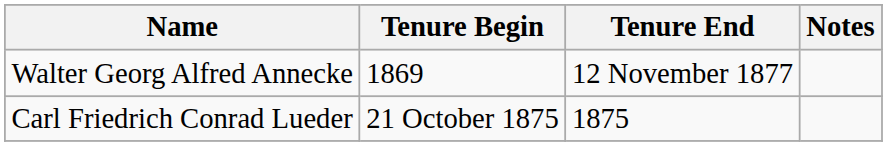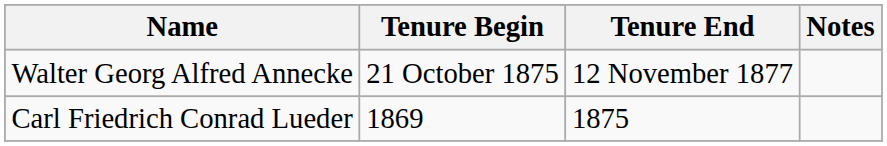(395, 72) 1869 -> (462, 72) 21 October 1875
(462, 118) 21 October 1875 -> (395, 118) 1869
